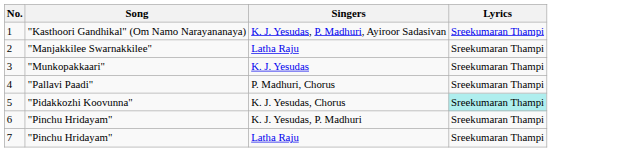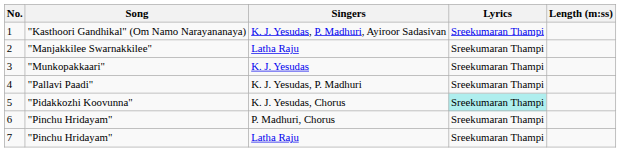+ column: (581, 13)
(293, 84) P. Madhuri, Chorus -> (306, 84) K. J. Yesudas, P. Madhuri
(306, 120) K. J. Yesudas, P. Madhuri -> (293, 120) P. Madhuri, Chorus
